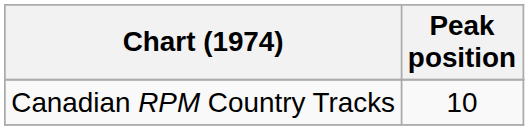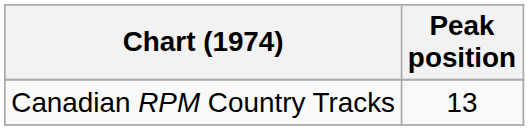(462, 102) 10 -> (462, 102) 13
